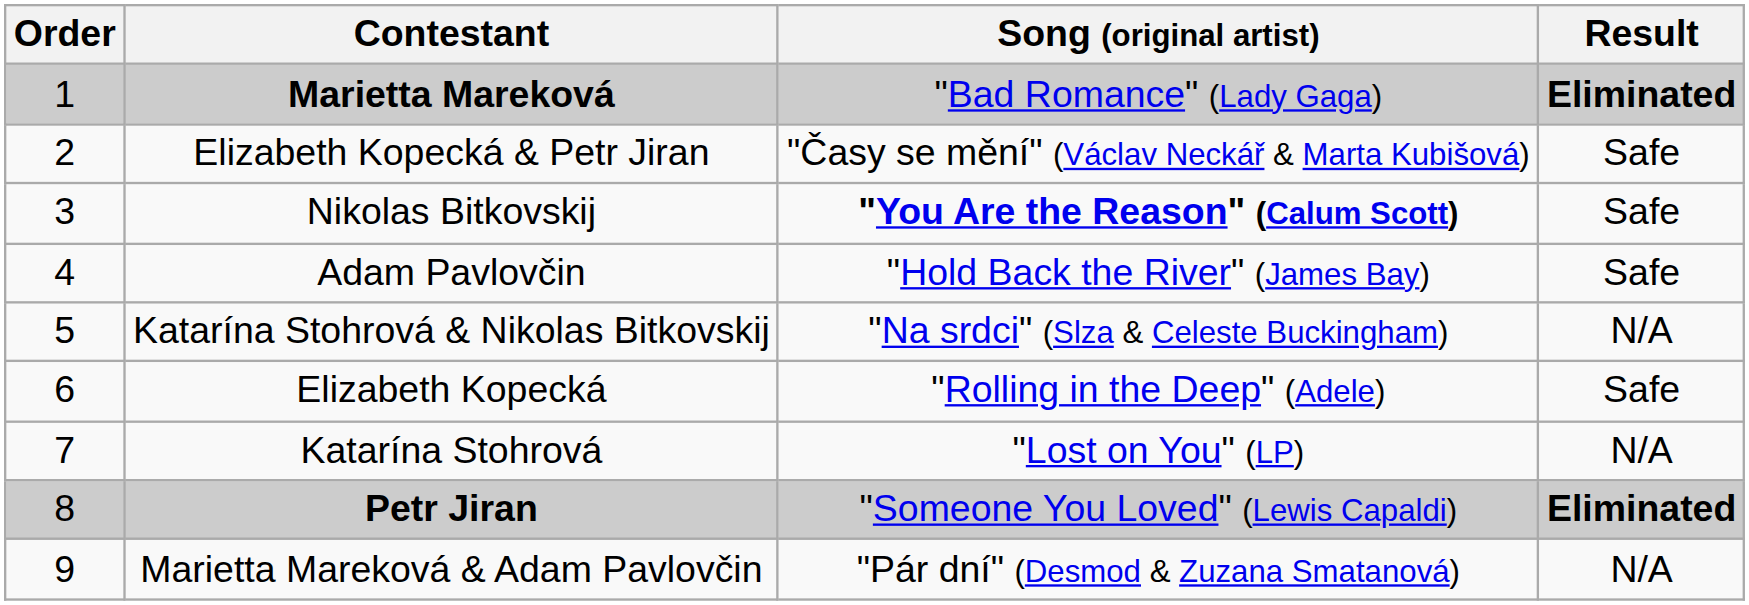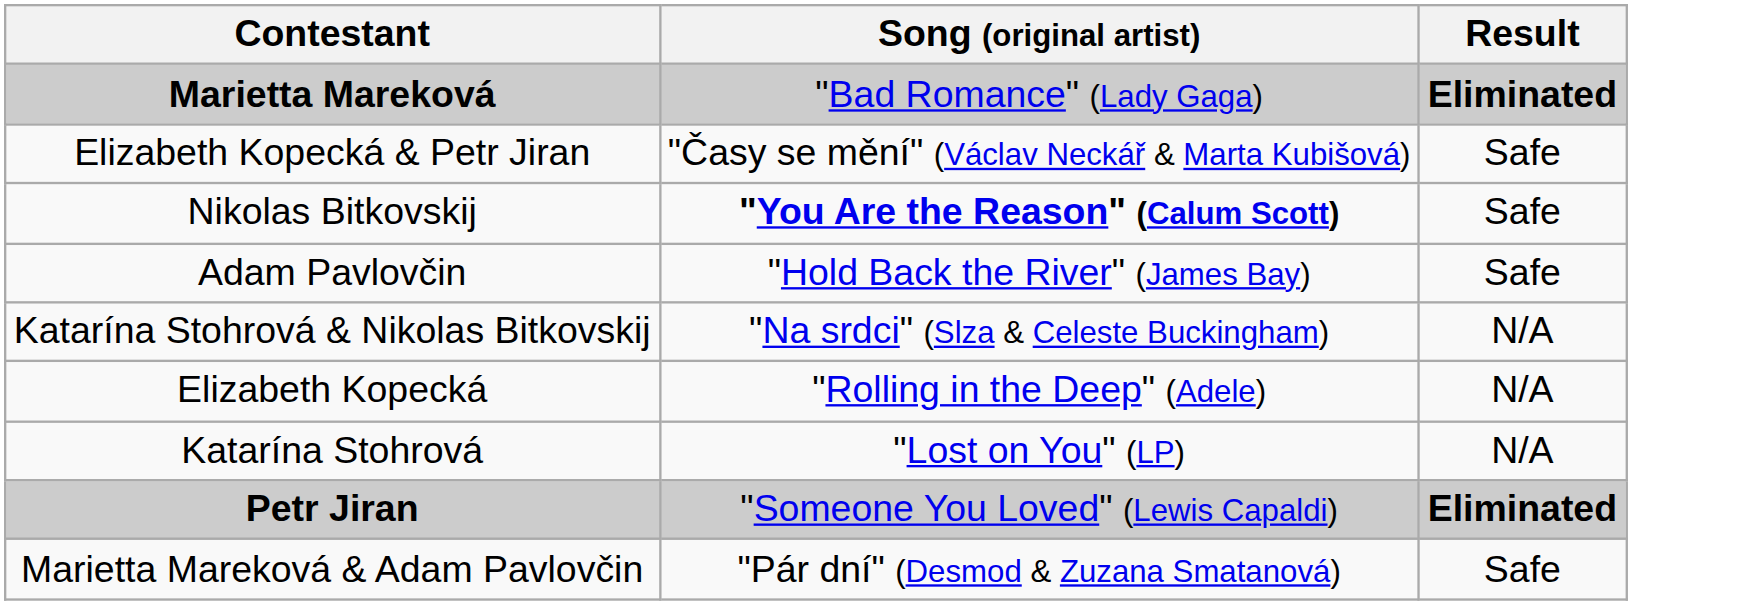- column: (65, 34)
(1642, 390) Safe -> (1522, 390) N/A
(1642, 568) N/A -> (1522, 568) Safe
